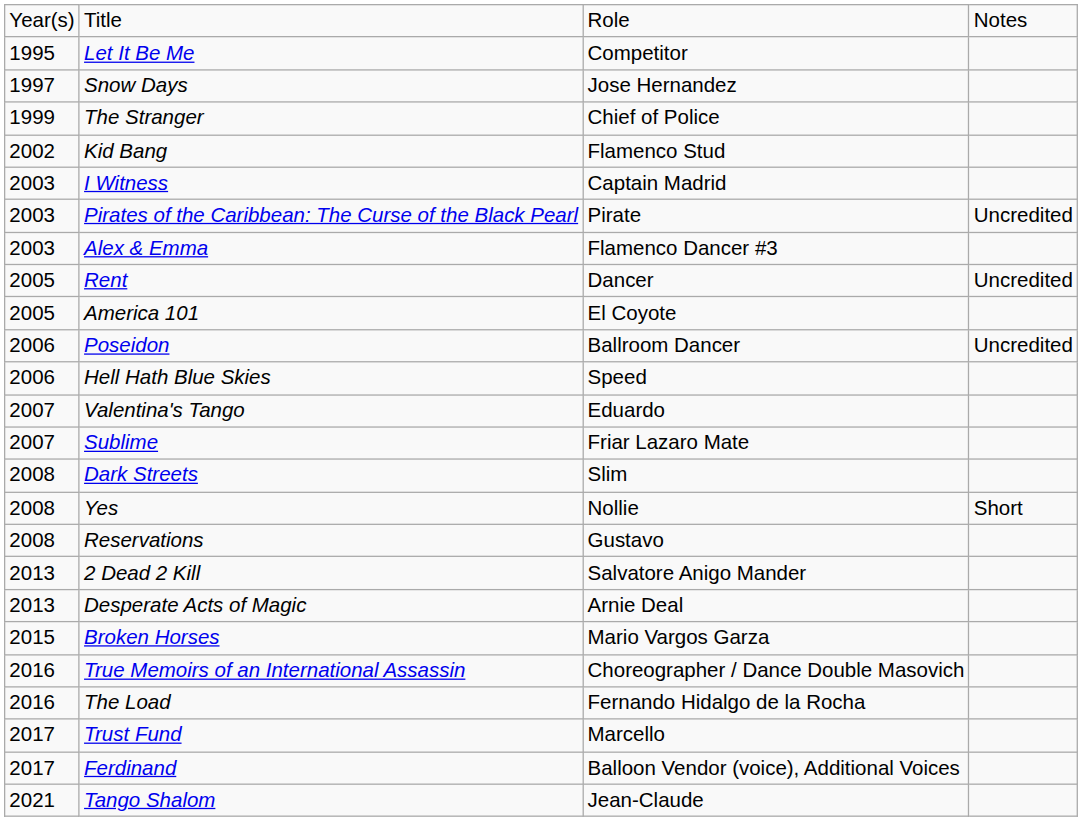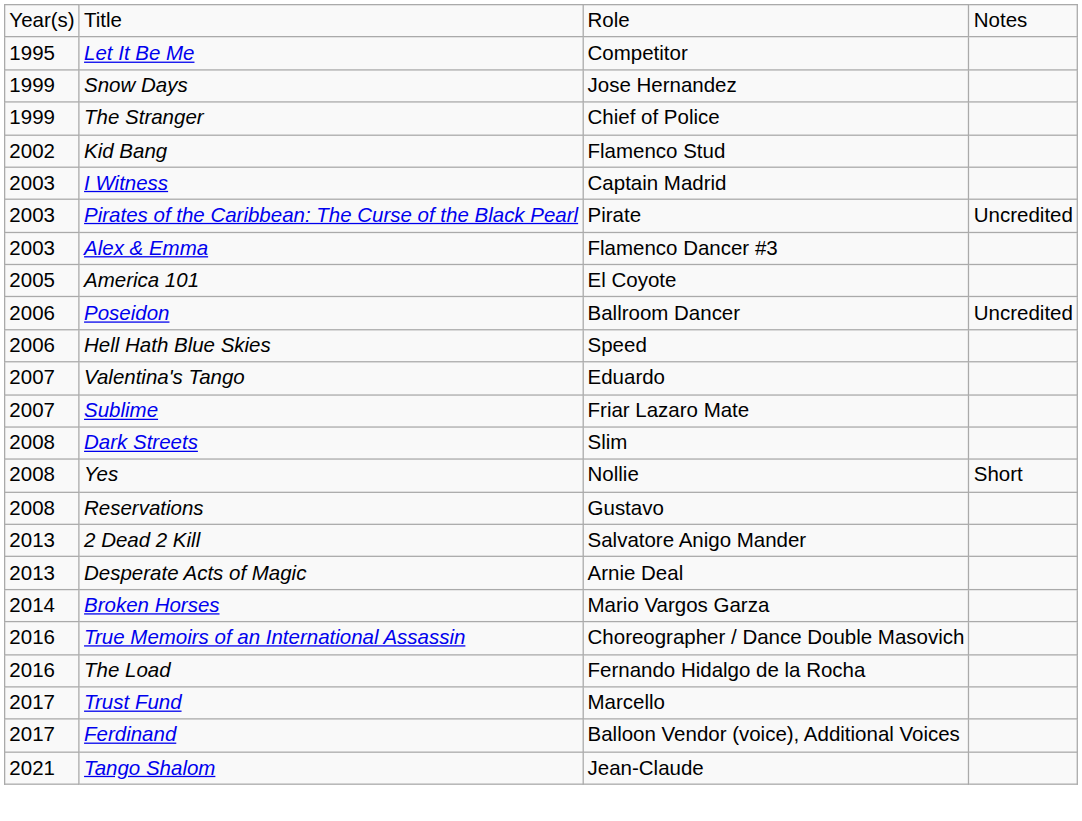(32, 85) 1997 -> (32, 85) 1999
- row: (106, 280)
(32, 637) 2015 -> (32, 605) 2014
